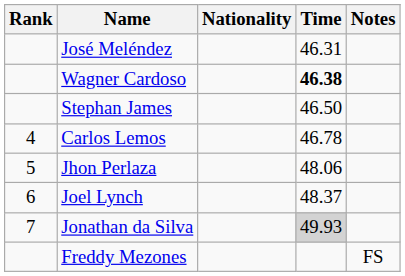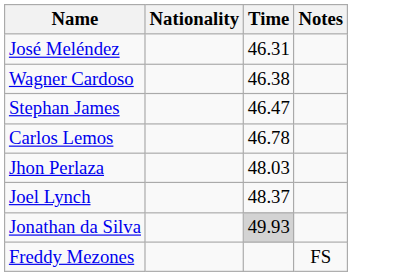- column: (31, 19)
(321, 78) bold -> (269, 78) normal
(321, 108) 46.50 -> (269, 108) 46.47
(321, 167) 48.06 -> (269, 167) 48.03
